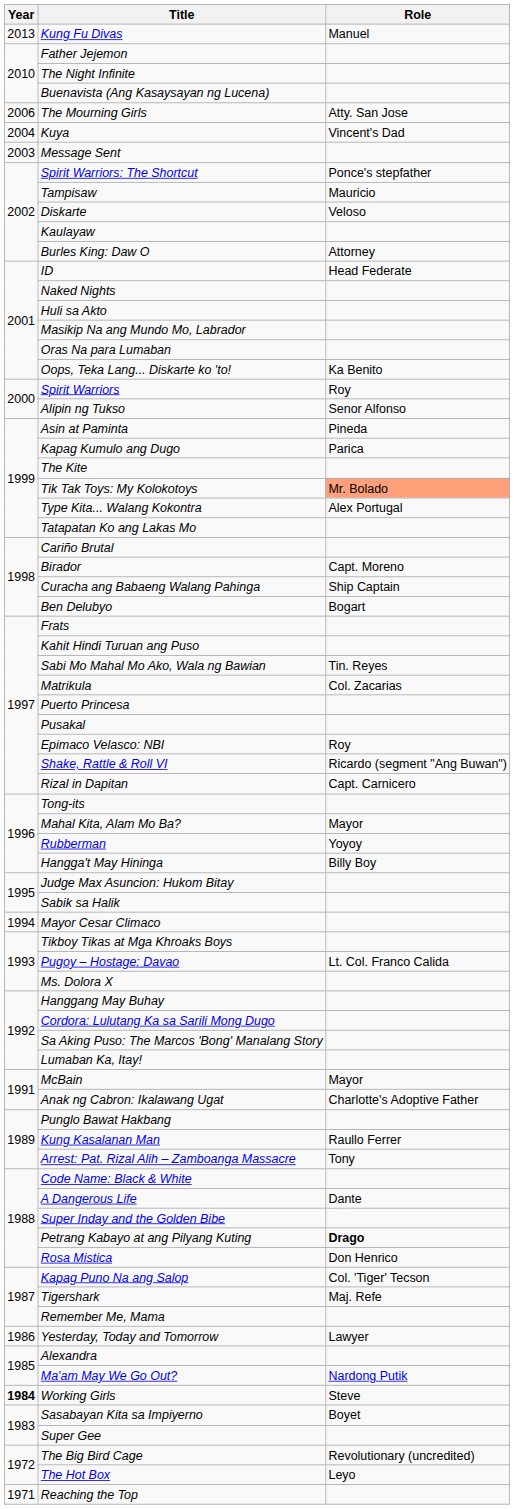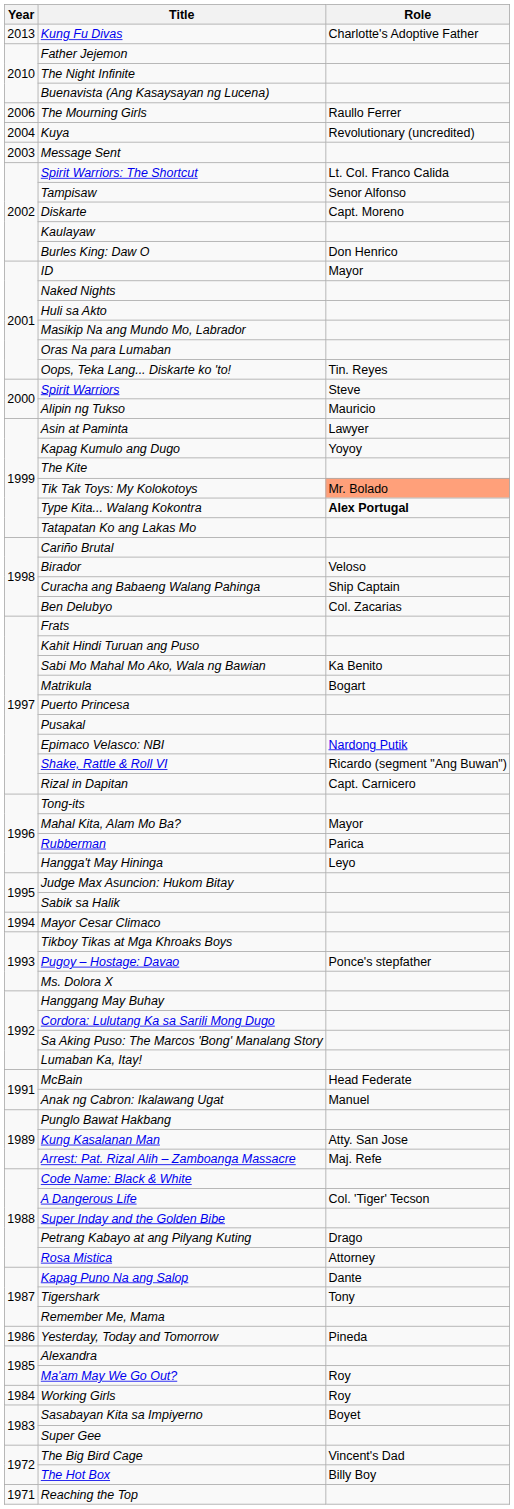(349, 34) Manuel -> (403, 34) Charlotte's Adoptive Father
(368, 113) Atty. San Jose -> (365, 113) Raullo Ferrer
(367, 133) Vincent's Dad -> (402, 133) Revolutionary (uncredited)
(380, 172) Ponce's stepfather -> (389, 172) Lt. Col. Franco Calida
(352, 192) Mauricio -> (367, 192) Senor Alfonso
(347, 212) Veloso -> (366, 212) Capt. Moreno
(352, 251) Attorney -> (363, 251) Don Henrico
(370, 271) Head Federate -> (346, 271) Mayor
(355, 370) Ka Benito -> (358, 370) Tin. Reyes
(340, 389) Roy -> (344, 389) Steve
(367, 409) Senor Alfonso -> (352, 409) Mauricio
(348, 429) Pineda -> (349, 429) Lawyer
(346, 449) Parica -> (345, 449) Yoyoy
(366, 508) normal -> (369, 508) bold
(366, 567) Capt. Moreno -> (347, 567) Veloso
(347, 606) Bogart -> (365, 606) Col. Zacarias
(358, 666) Tin. Reyes -> (355, 666) Ka Benito
(365, 685) Col. Zacarias -> (347, 685) Bogart
(340, 745) Roy -> (368, 745) Nardong Putik
(345, 843) Yoyoy -> (346, 843) Parica
(352, 863) Billy Boy -> (342, 863) Leyo
(389, 962) Lt. Col. Franco Calida -> (380, 962) Ponce's stepfather
(346, 1080) Mayor -> (370, 1080) Head Federate
(403, 1100) Charlotte's Adoptive Father -> (349, 1100) Manuel
(365, 1139) Raullo Ferrer -> (368, 1139) Atty. San Jose
(342, 1159) Tony -> (355, 1159) Maj. Refe
(345, 1198) Dante -> (379, 1198) Col. 'Tiger' Tecson
(346, 1238) bold -> (345, 1238) normal
(363, 1258) Don Henrico -> (352, 1258) Attorney
(379, 1277) Col. 'Tiger' Tecson -> (345, 1277) Dante
(355, 1297) Maj. Refe -> (342, 1297) Tony
(349, 1336) Lawyer -> (348, 1336) Pineda
(368, 1376) Nardong Putik -> (340, 1376) Roy
(21, 1396) bold -> (21, 1396) normal
(344, 1396) Steve -> (340, 1396) Roy
(402, 1455) Revolutionary (uncredited) -> (367, 1455) Vincent's Dad
(342, 1475) Leyo -> (352, 1475) Billy Boy
